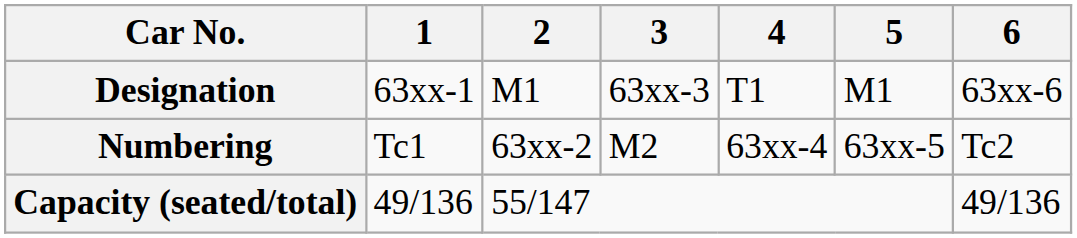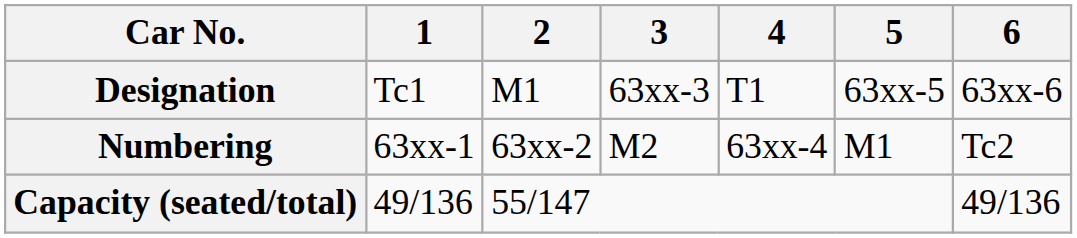(424, 89) 63xx-1 -> (400, 89) Tc1
(869, 89) M1 -> (894, 89) 63xx-5
(400, 145) Tc1 -> (424, 145) 63xx-1
(894, 145) 63xx-5 -> (869, 145) M1
